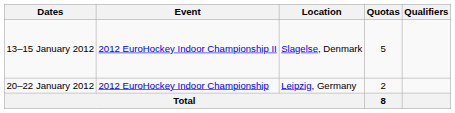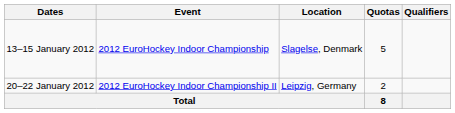(188, 48) 2012 EuroHockey Indoor Championship II -> (184, 48) 2012 EuroHockey Indoor Championship
(184, 85) 2012 EuroHockey Indoor Championship -> (188, 85) 2012 EuroHockey Indoor Championship II
